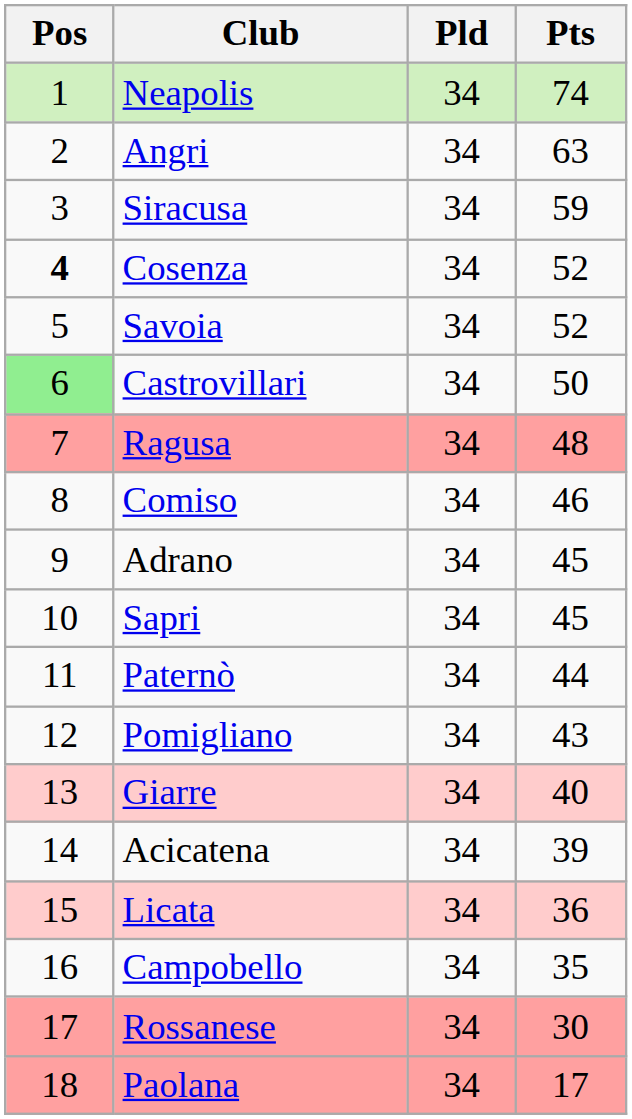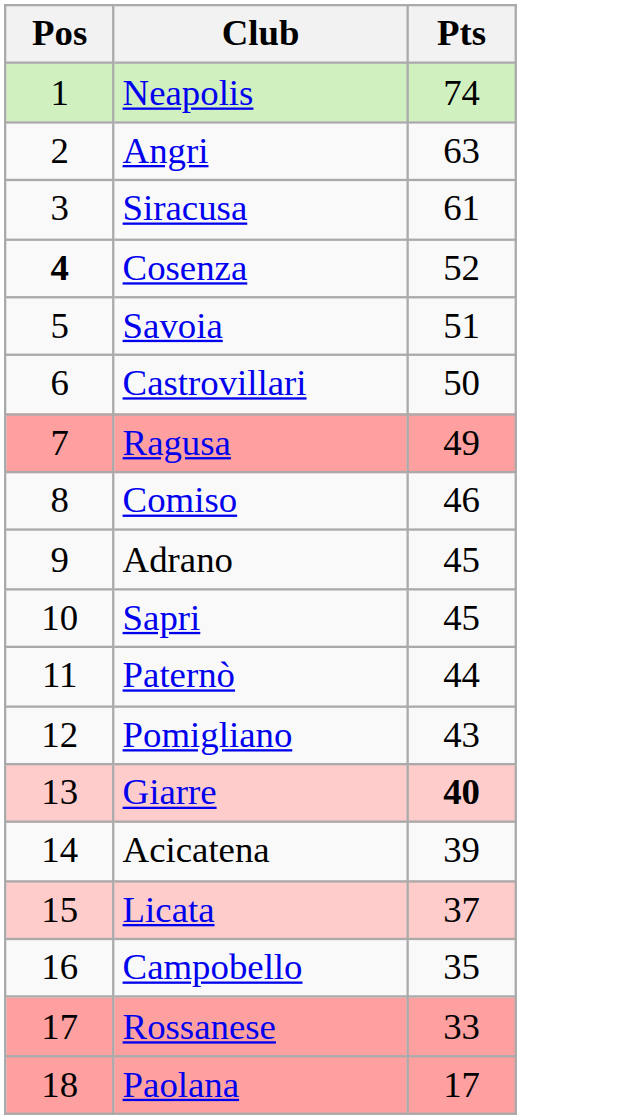- column: (462, 33)
(571, 208) 59 -> (462, 208) 61
(571, 325) 52 -> (462, 325) 51
(60, 383) lightgreen background -> (60, 383) no background
(571, 442) 48 -> (462, 442) 49
(571, 792) normal -> (462, 792) bold
(571, 909) 36 -> (462, 909) 37
(571, 1025) 30 -> (462, 1025) 33
